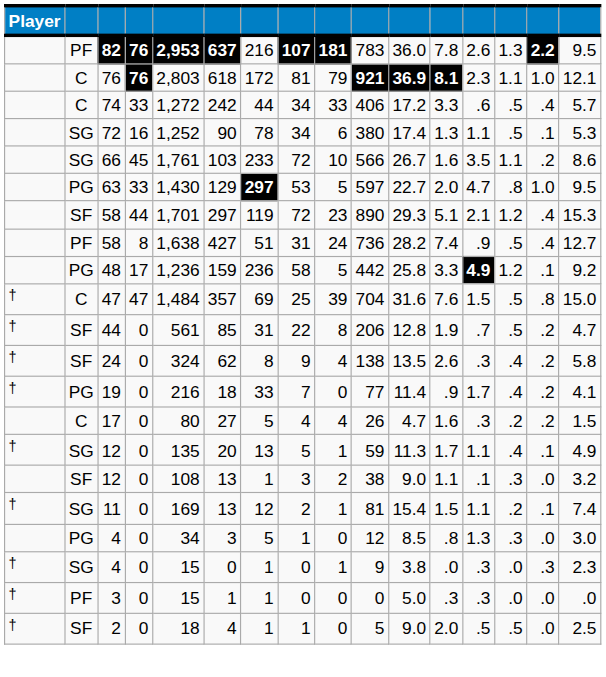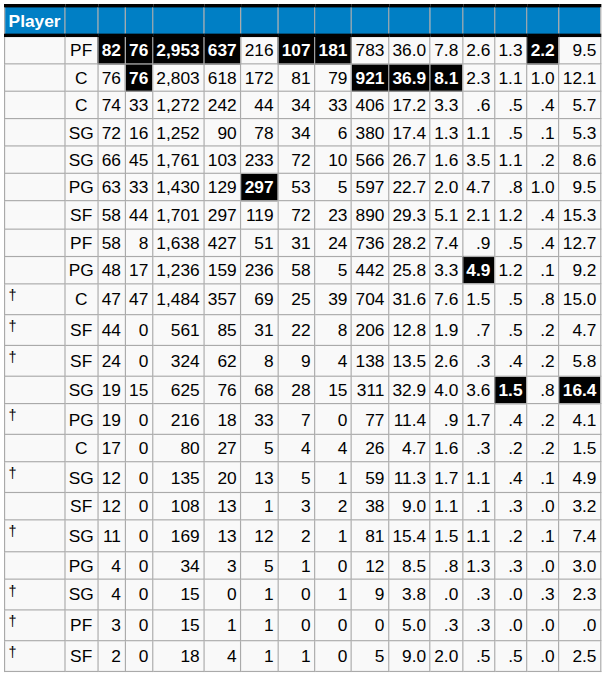+ row: (81, 390)
